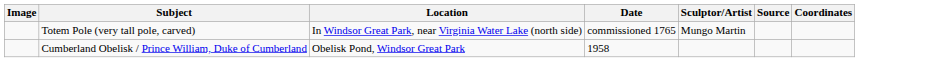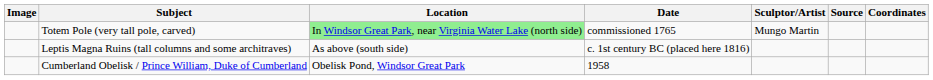(447, 30) no background -> (447, 30) lightgreen background
+ row: (166, 48)
